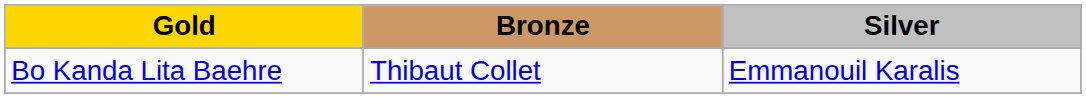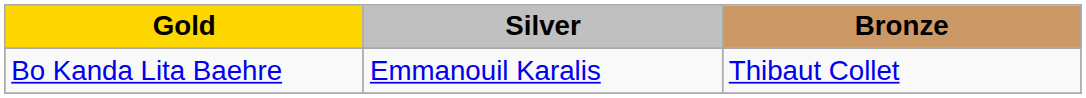columns swapped: (902, 26) <-> (543, 26)
